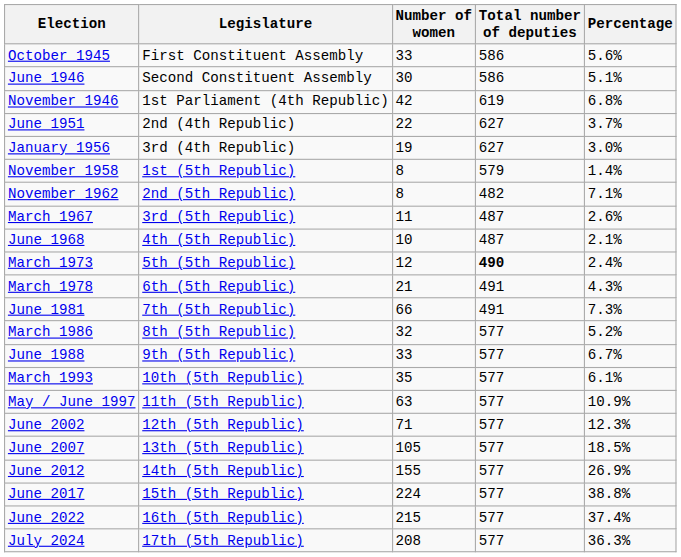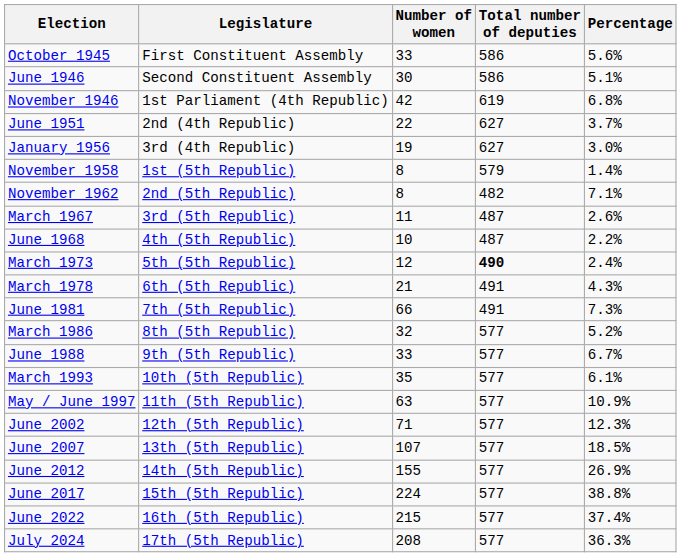(605, 240) 2.1% -> (605, 240) 2.2%
(408, 448) 105 -> (408, 448) 107
